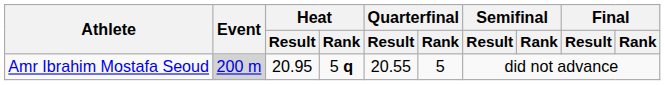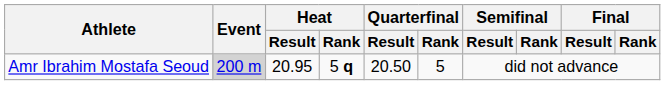(391, 67) 20.55 -> (391, 67) 20.50
